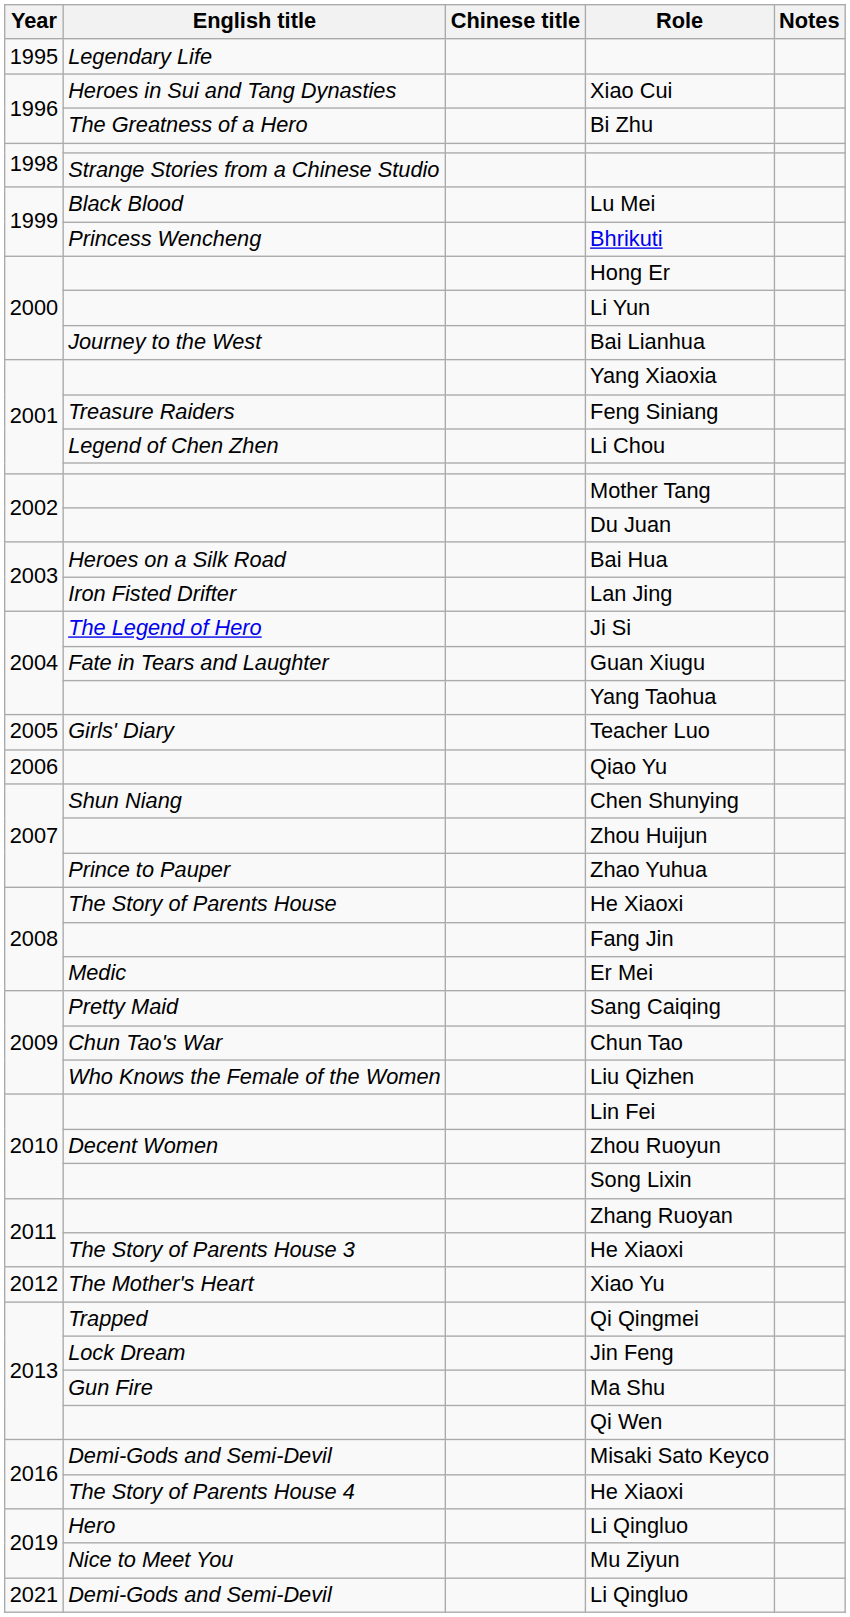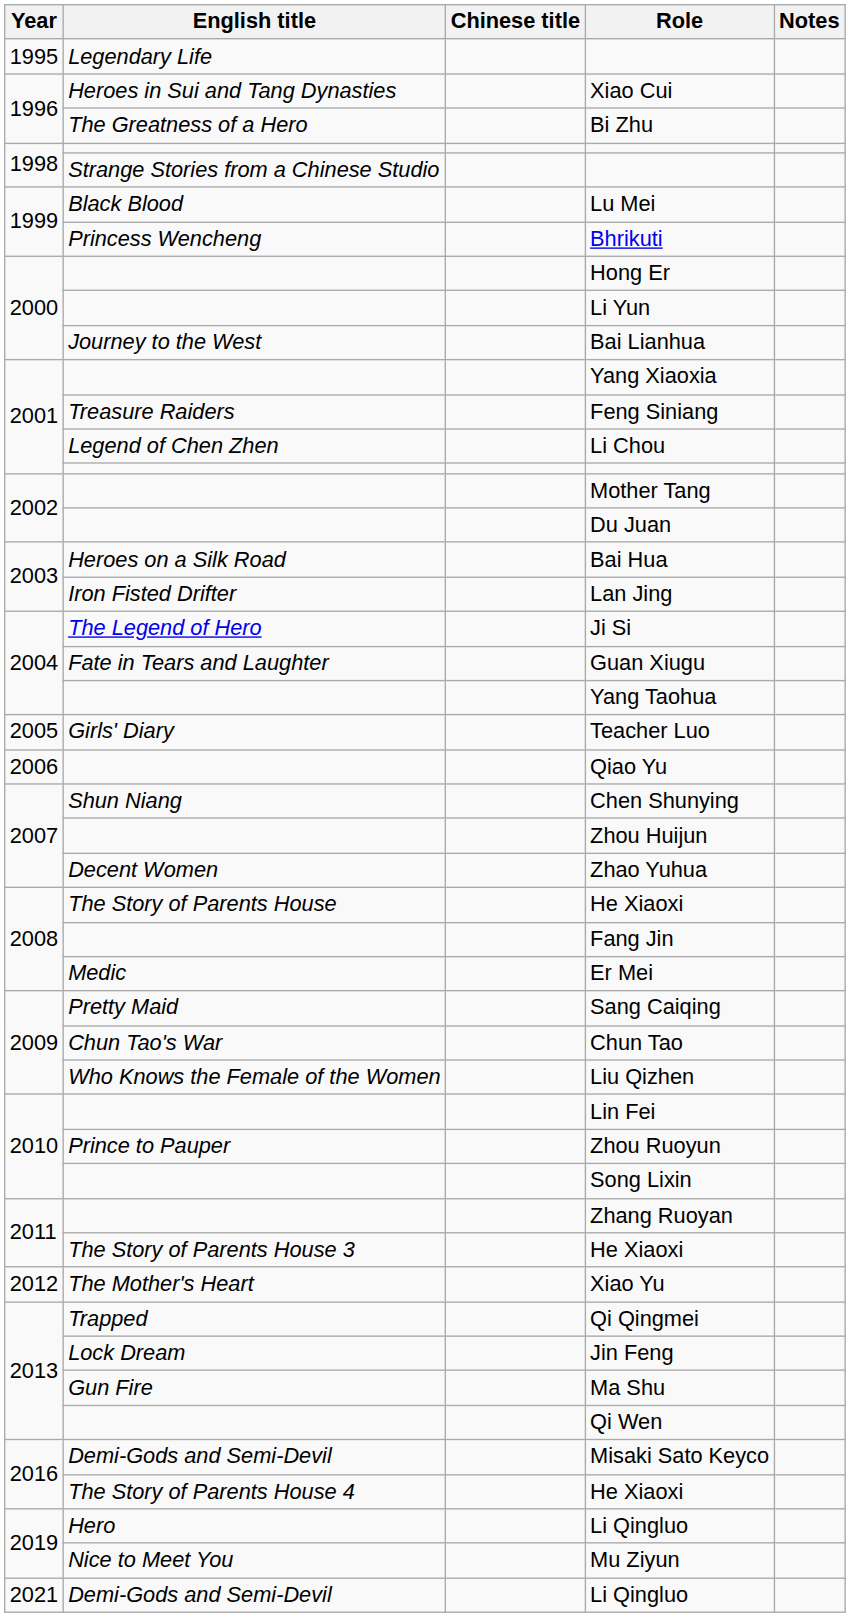(149, 870) Prince to Pauper -> (143, 870) Decent Women
(143, 1146) Decent Women -> (149, 1146) Prince to Pauper
